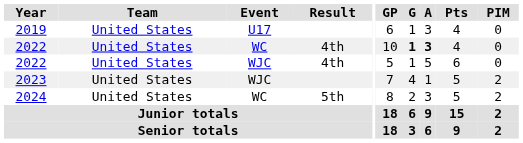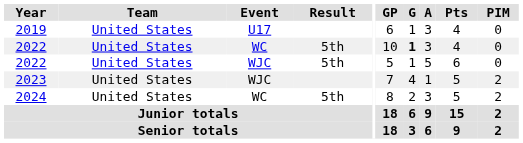(333, 46) 4th -> (333, 46) 5th
(428, 46) bold -> (428, 46) normal
(333, 63) 4th -> (333, 63) 5th
